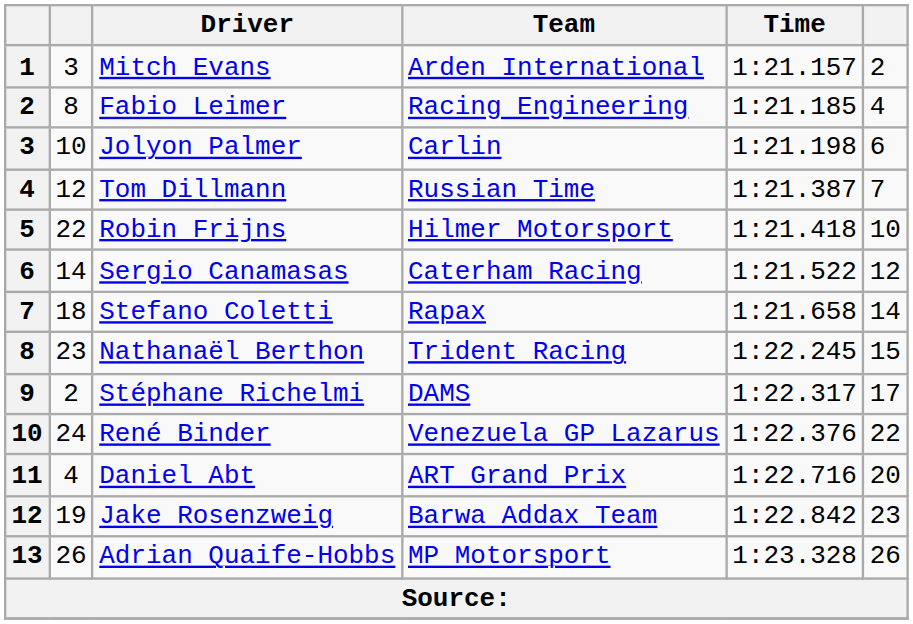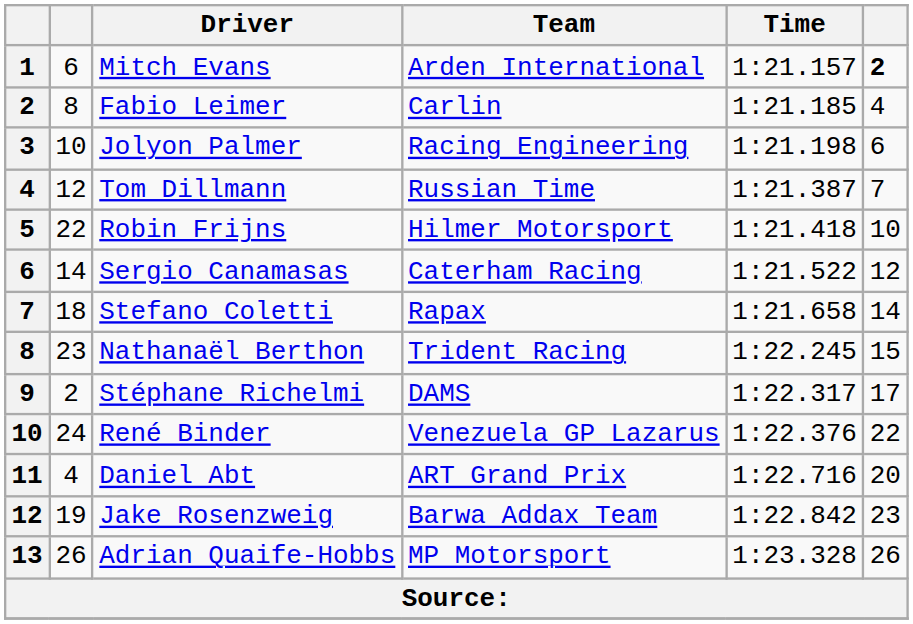(71, 67) 3 -> (71, 67) 6
(877, 67) normal -> (877, 67) bold
(548, 107) Racing Engineering -> (455, 107) Carlin
(455, 148) Carlin -> (548, 148) Racing Engineering
